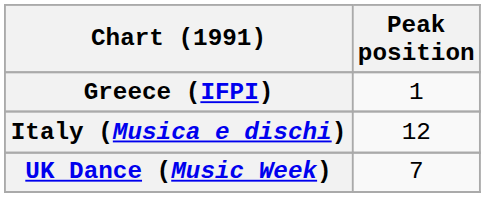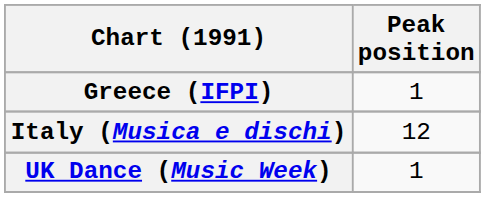(416, 172) 7 -> (416, 172) 1
